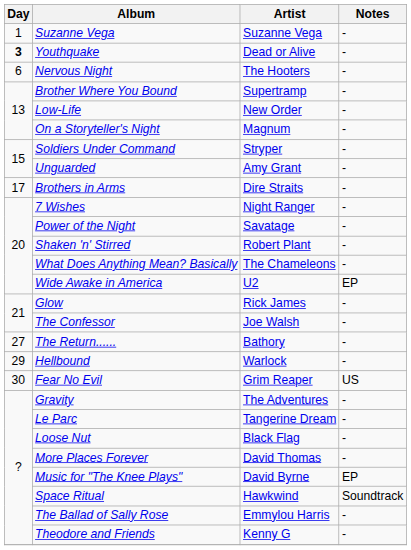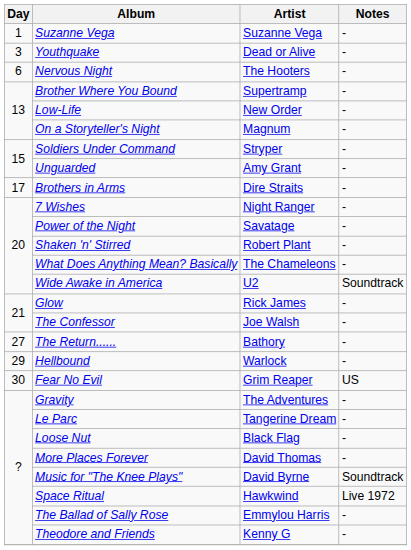(18, 52) bold -> (18, 52) normal
(350, 284) EP -> (373, 284) Soundtrack
(350, 476) EP -> (373, 476) Soundtrack
(373, 496) Soundtrack -> (368, 496) Live 1972
